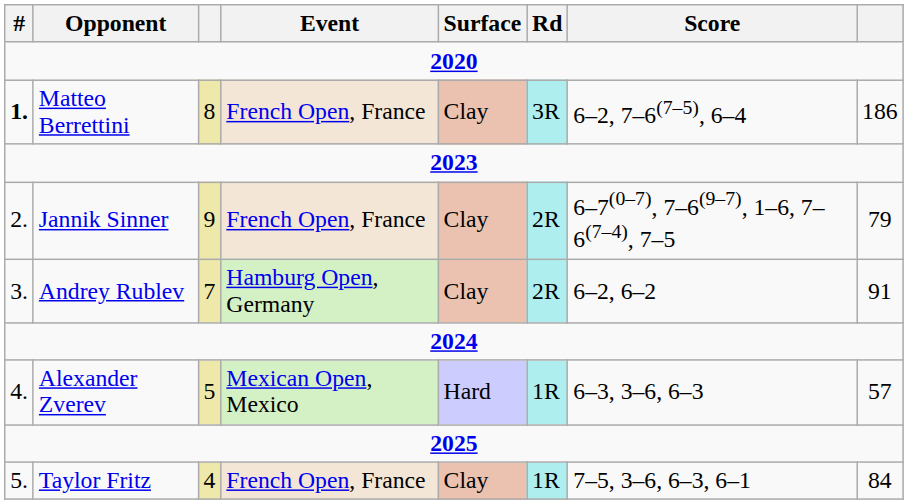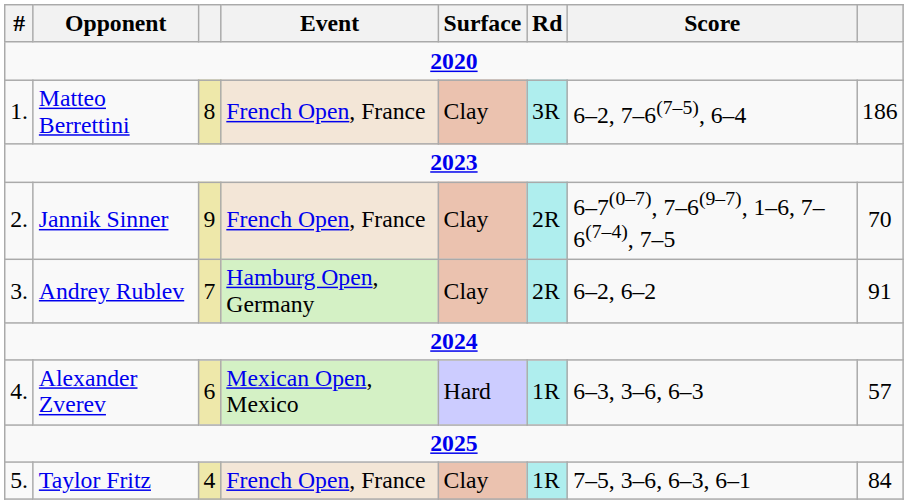(19, 111) bold -> (19, 111) normal
(880, 219) 79 -> (880, 219) 70
(209, 392) 5 -> (209, 392) 6
